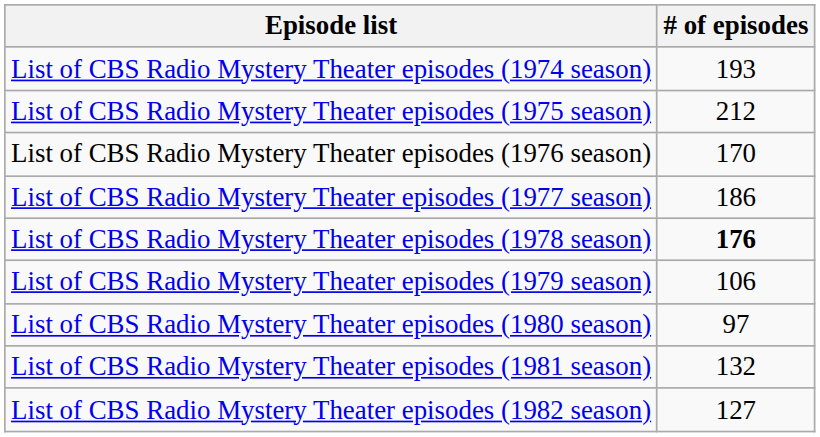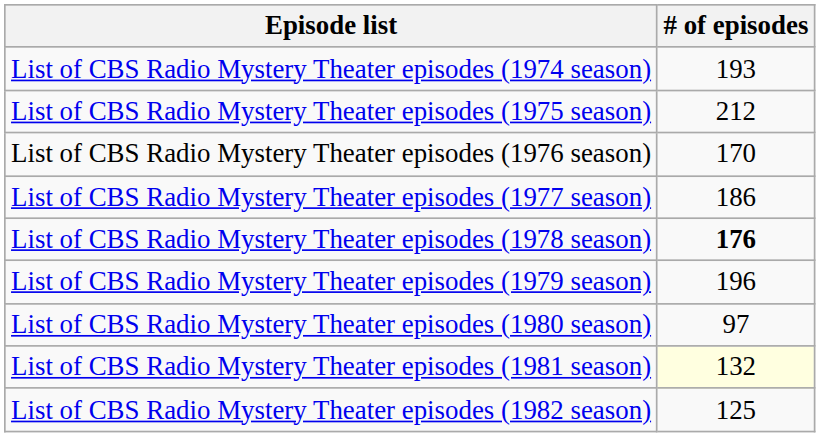(736, 281) 106 -> (736, 281) 196
(736, 366) no background -> (736, 366) lightyellow background
(736, 409) 127 -> (736, 409) 125
